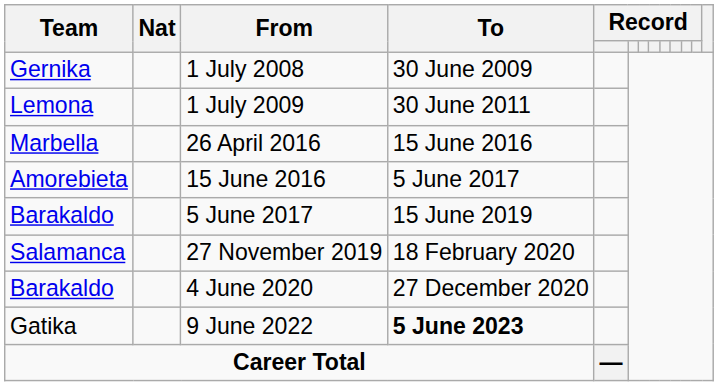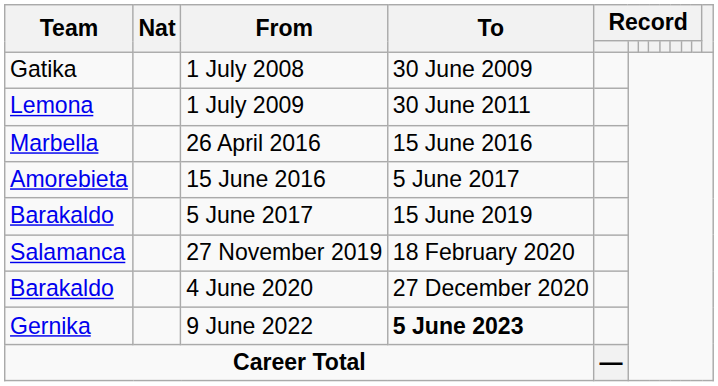(50, 69) Gernika -> (43, 69) Gatika
(43, 325) Gatika -> (50, 325) Gernika
